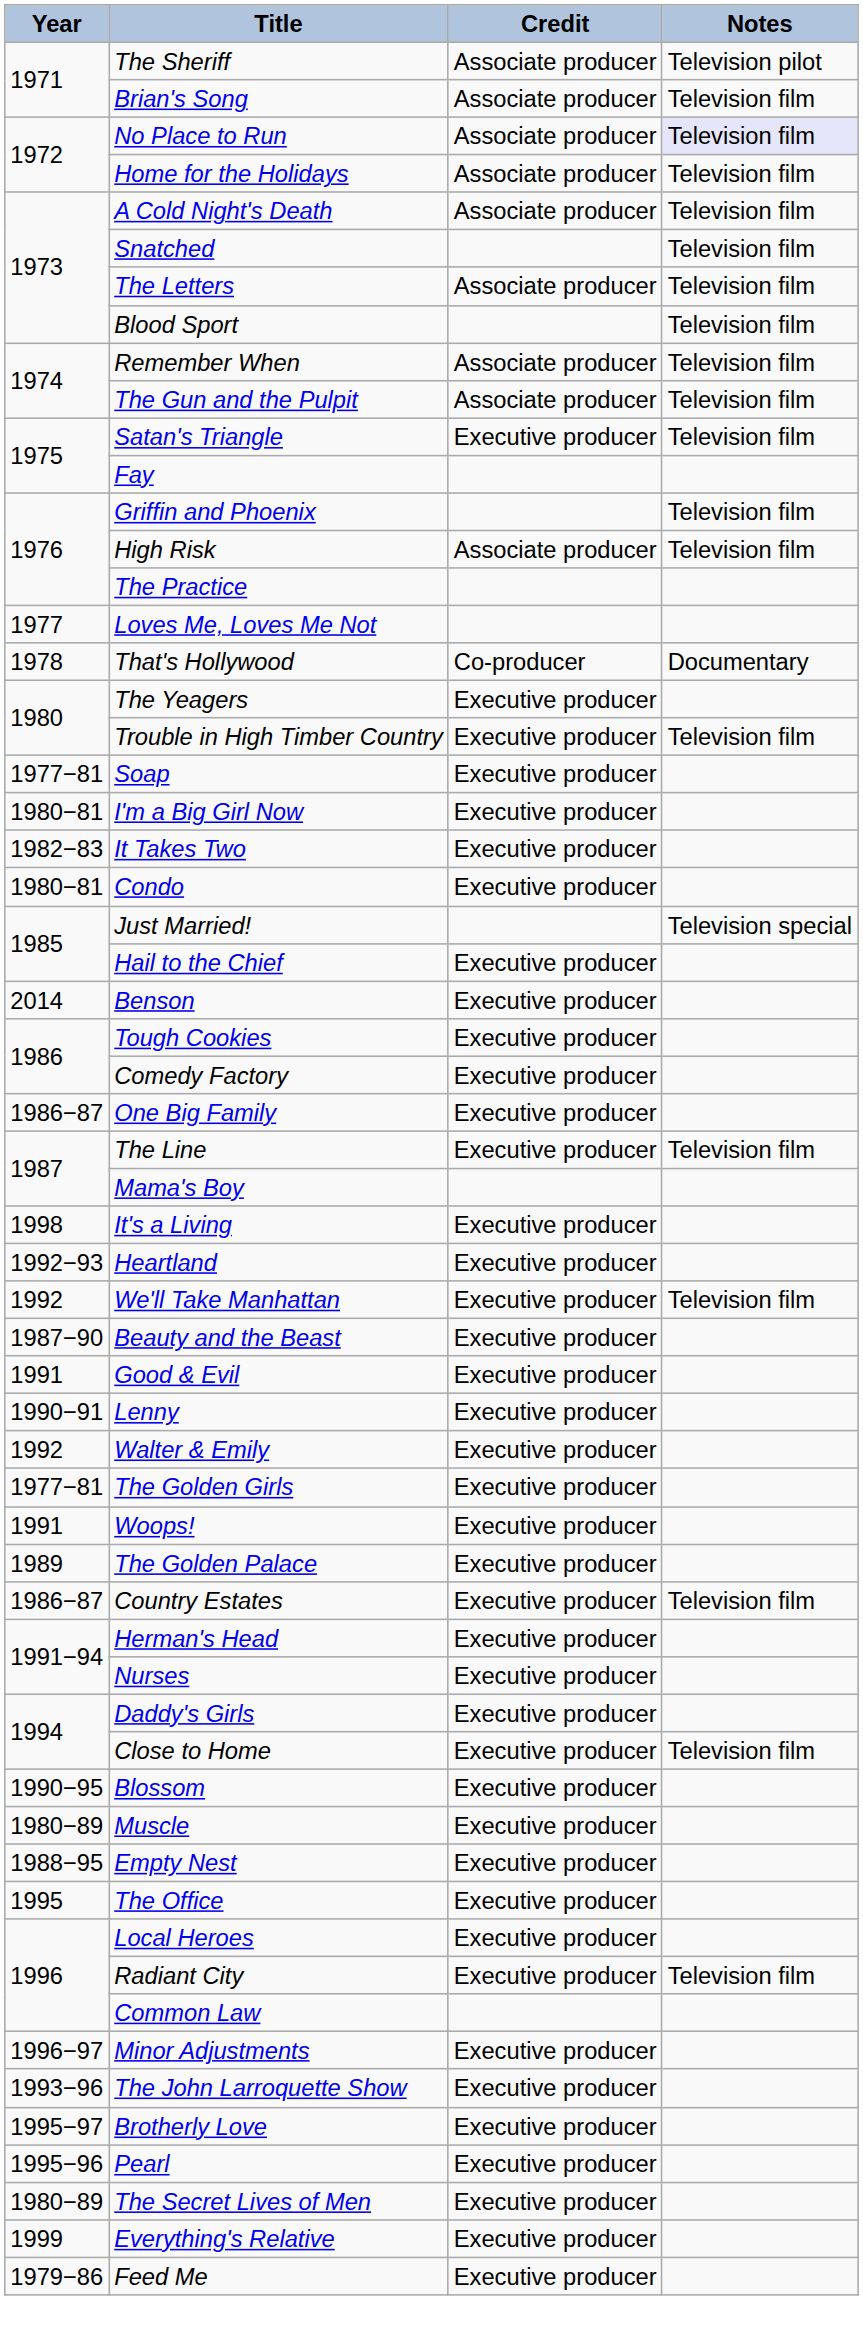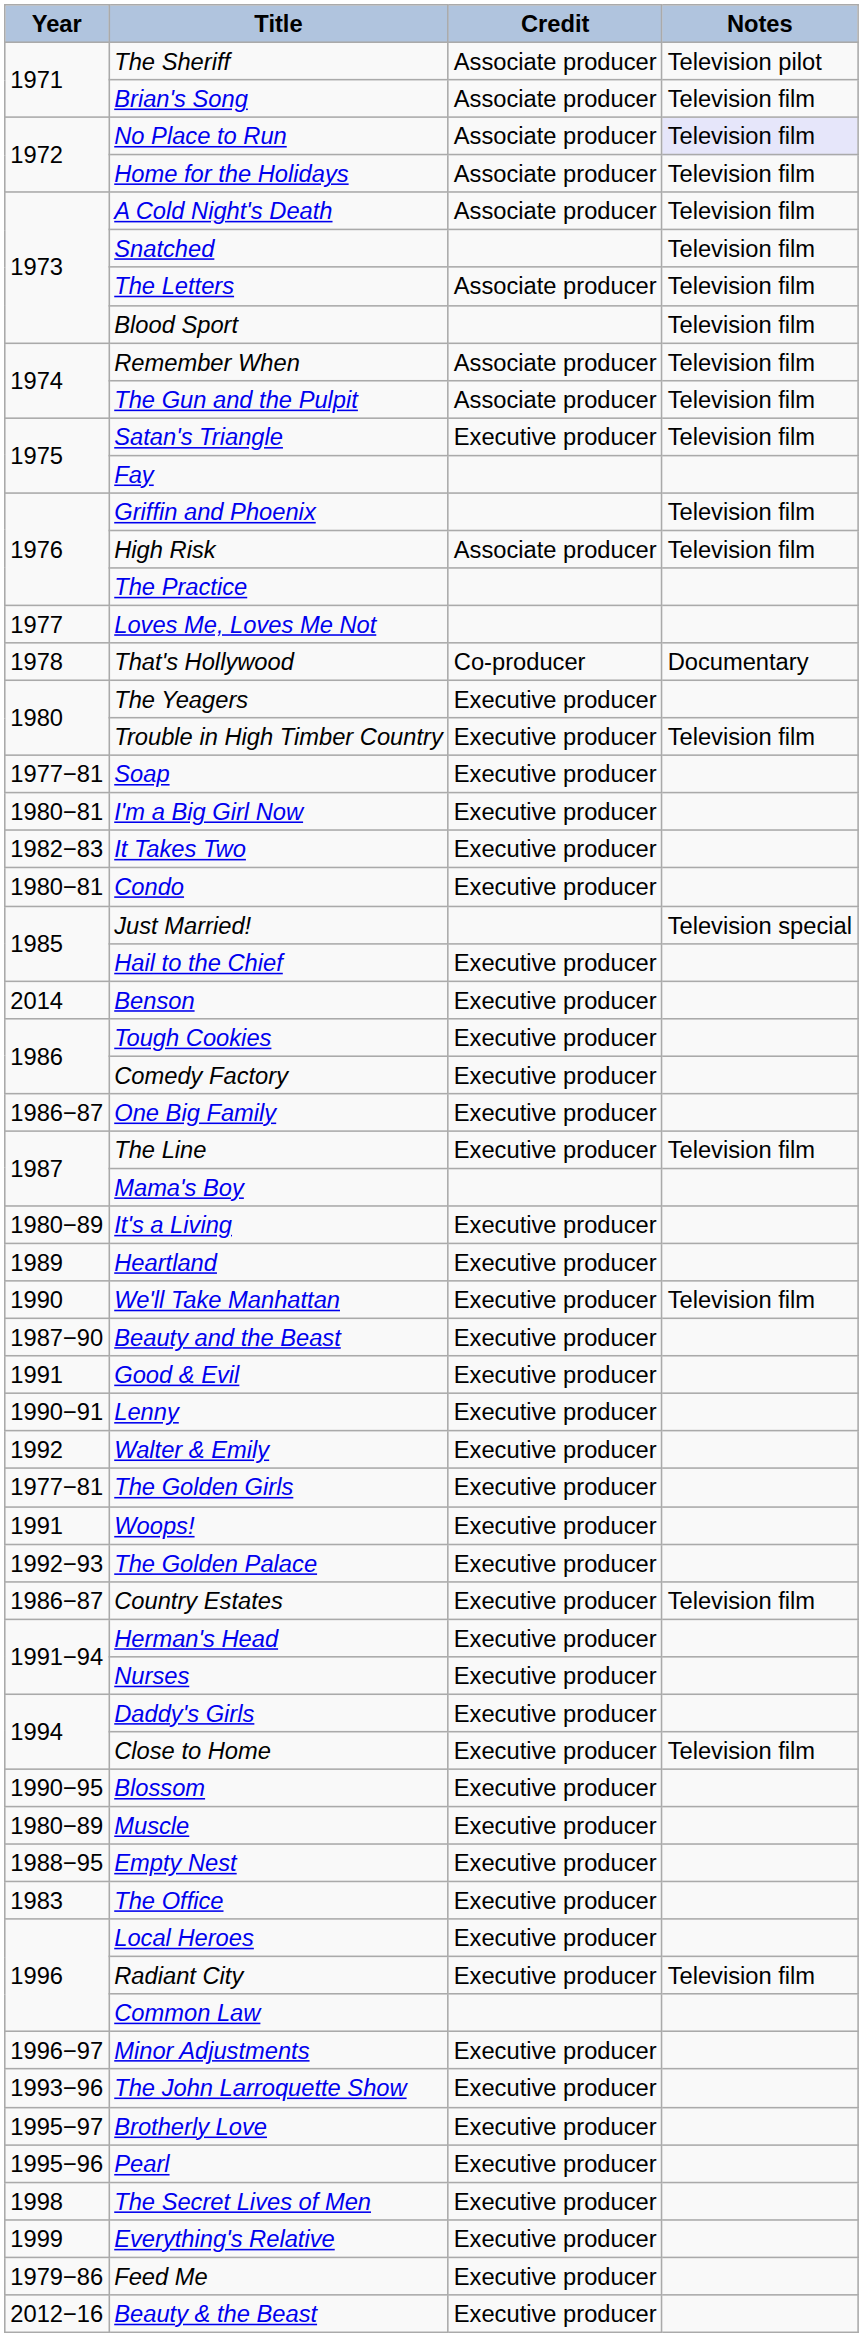(37, 1225) 1998 -> (57, 1225) 1980−89
(57, 1262) 1992−93 -> (37, 1262) 1989
(37, 1300) 1992 -> (37, 1300) 1990
(37, 1563) 1989 -> (57, 1563) 1992−93
(37, 1901) 1995 -> (37, 1901) 1983
(57, 2201) 1980−89 -> (37, 2201) 1998
+ row: (216, 2314)
